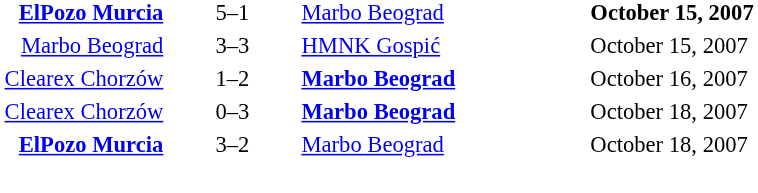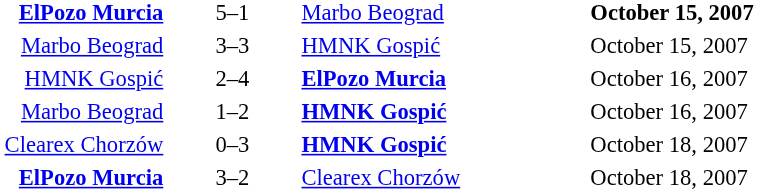+ row: (232, 78)
(84, 78) Clearex Chorzów -> (92, 111) Marbo Beograd
(378, 78) Marbo Beograd -> (374, 111) HMNK Gospić
(378, 111) Marbo Beograd -> (374, 144) HMNK Gospić
(373, 144) Marbo Beograd -> (381, 177) Clearex Chorzów
